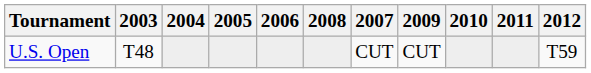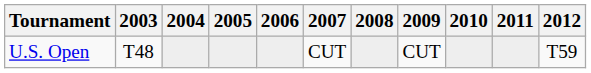columns swapped: (374, 20) <-> (327, 20)
